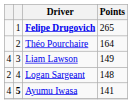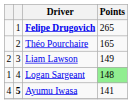(107, 43) 164 -> (107, 43) 165
(9, 59) 4 -> (9, 59) 2
(9, 74) 2 -> (9, 74) 1
(107, 74) no background -> (107, 74) lightgreen background
